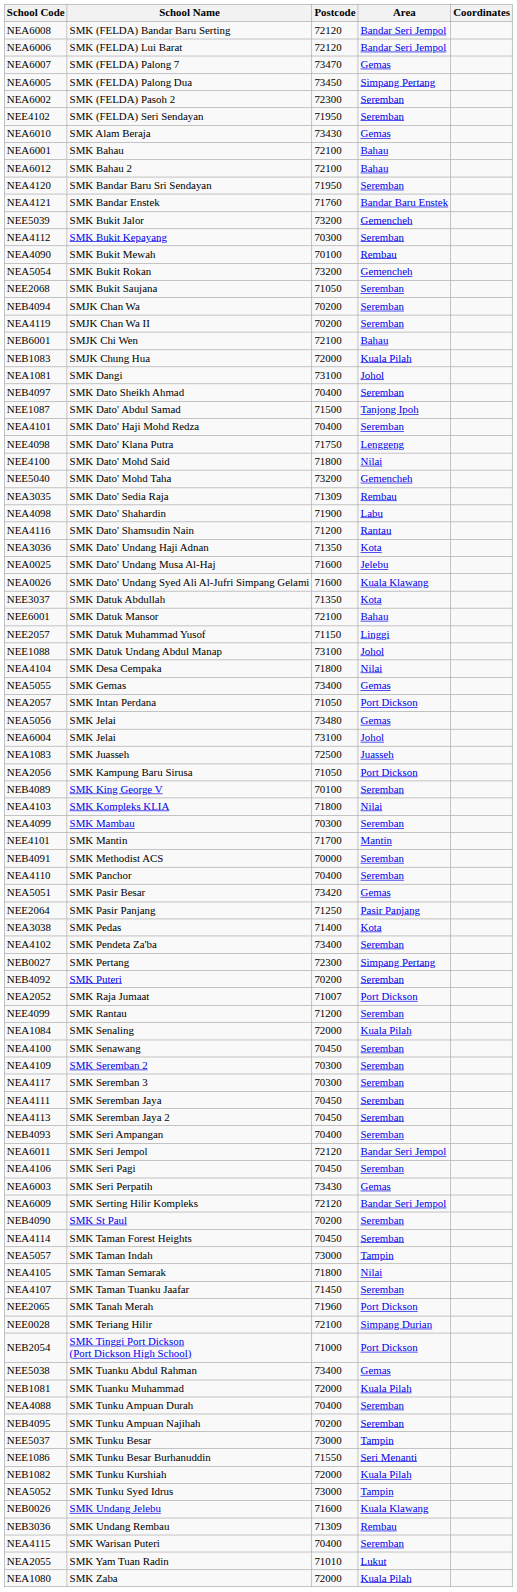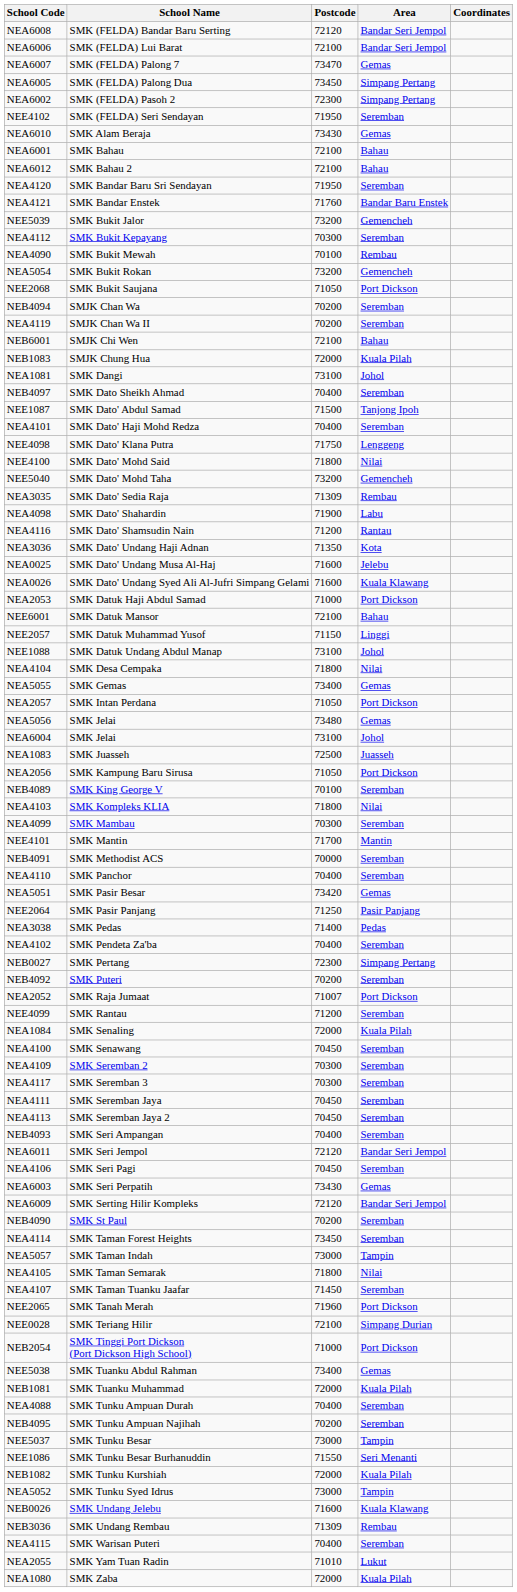(328, 47) 72120 -> (328, 47) 72100
(382, 99) Seremban -> (398, 99) Simpang Pertang
(382, 289) Seremban -> (389, 289) Port Dickson
- row: (28, 599)
+ row: (29, 599)
(371, 927) Kota -> (373, 927) Pedas
(328, 944) 73400 -> (328, 944) 70400
(328, 1238) 70450 -> (328, 1238) 73450
